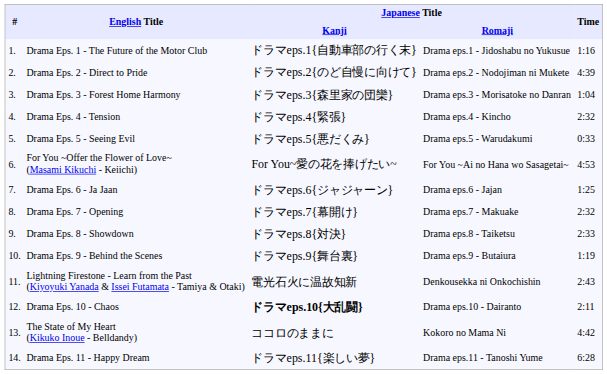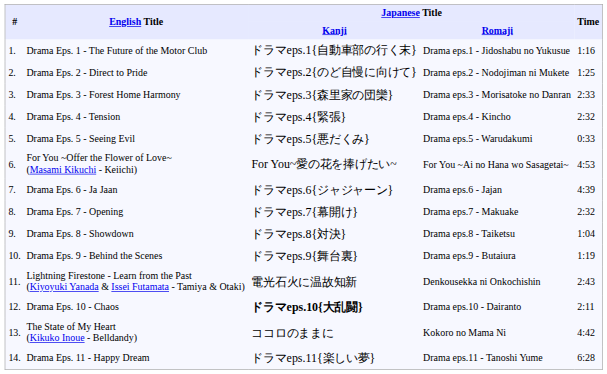(586, 72) 4:39 -> (586, 72) 1:25
(586, 94) 1:04 -> (586, 94) 2:33
(586, 189) 1:25 -> (586, 189) 4:39
(586, 233) 2:33 -> (586, 233) 1:04
